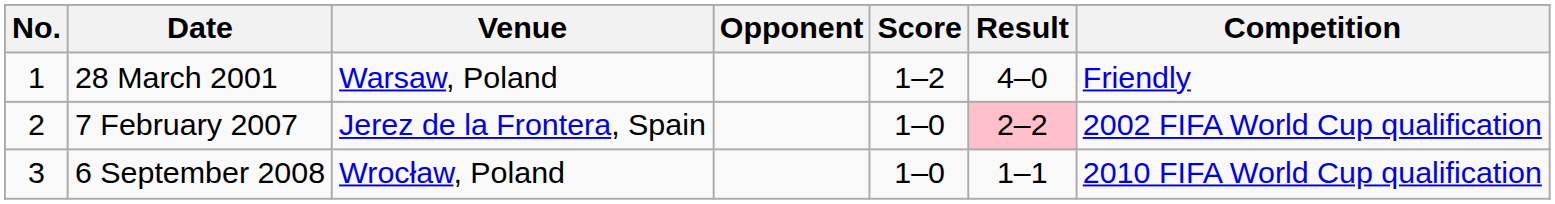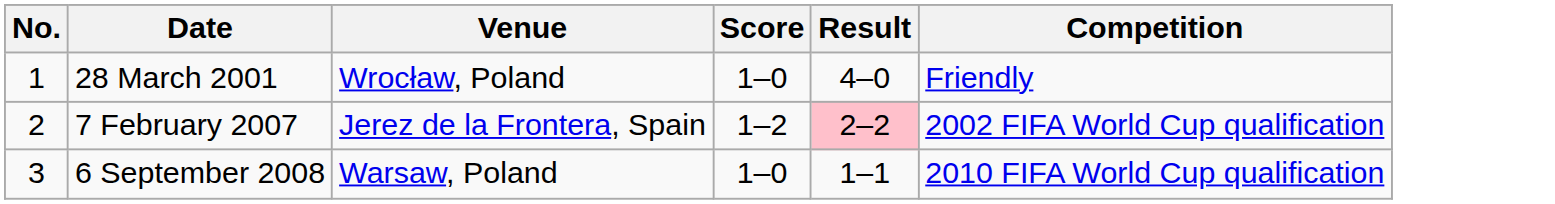- column: (792, 28)
(448, 76) Warsaw, Poland -> (452, 76) Wrocław, Poland
(920, 76) 1–2 -> (762, 76) 1–0
(920, 125) 1–0 -> (762, 125) 1–2
(452, 173) Wrocław, Poland -> (448, 173) Warsaw, Poland
